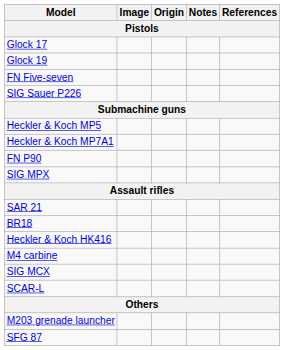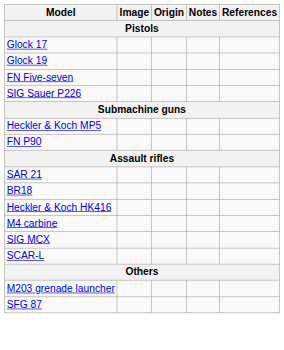- row: (60, 142)
- row: (28, 175)
